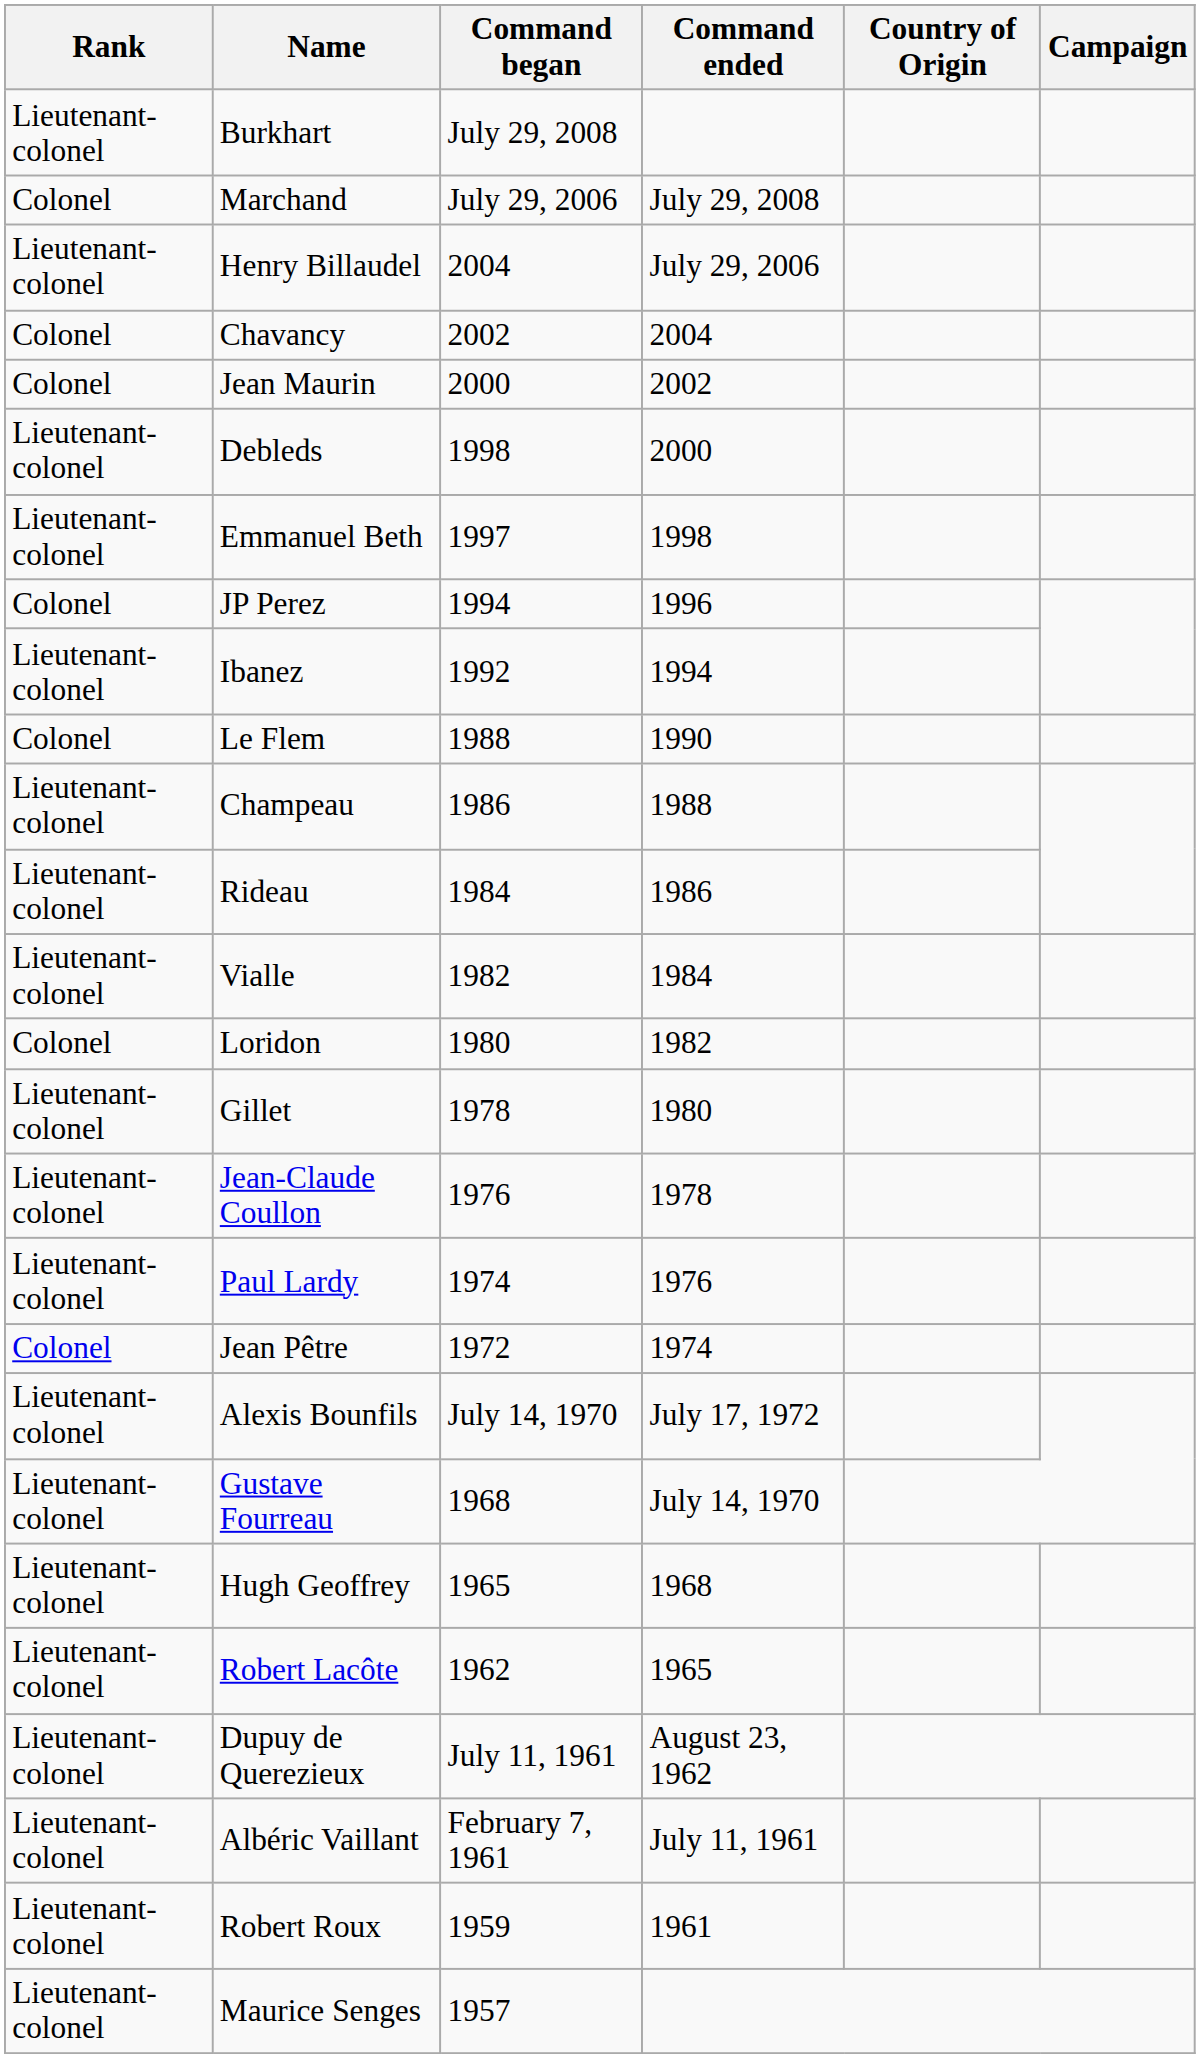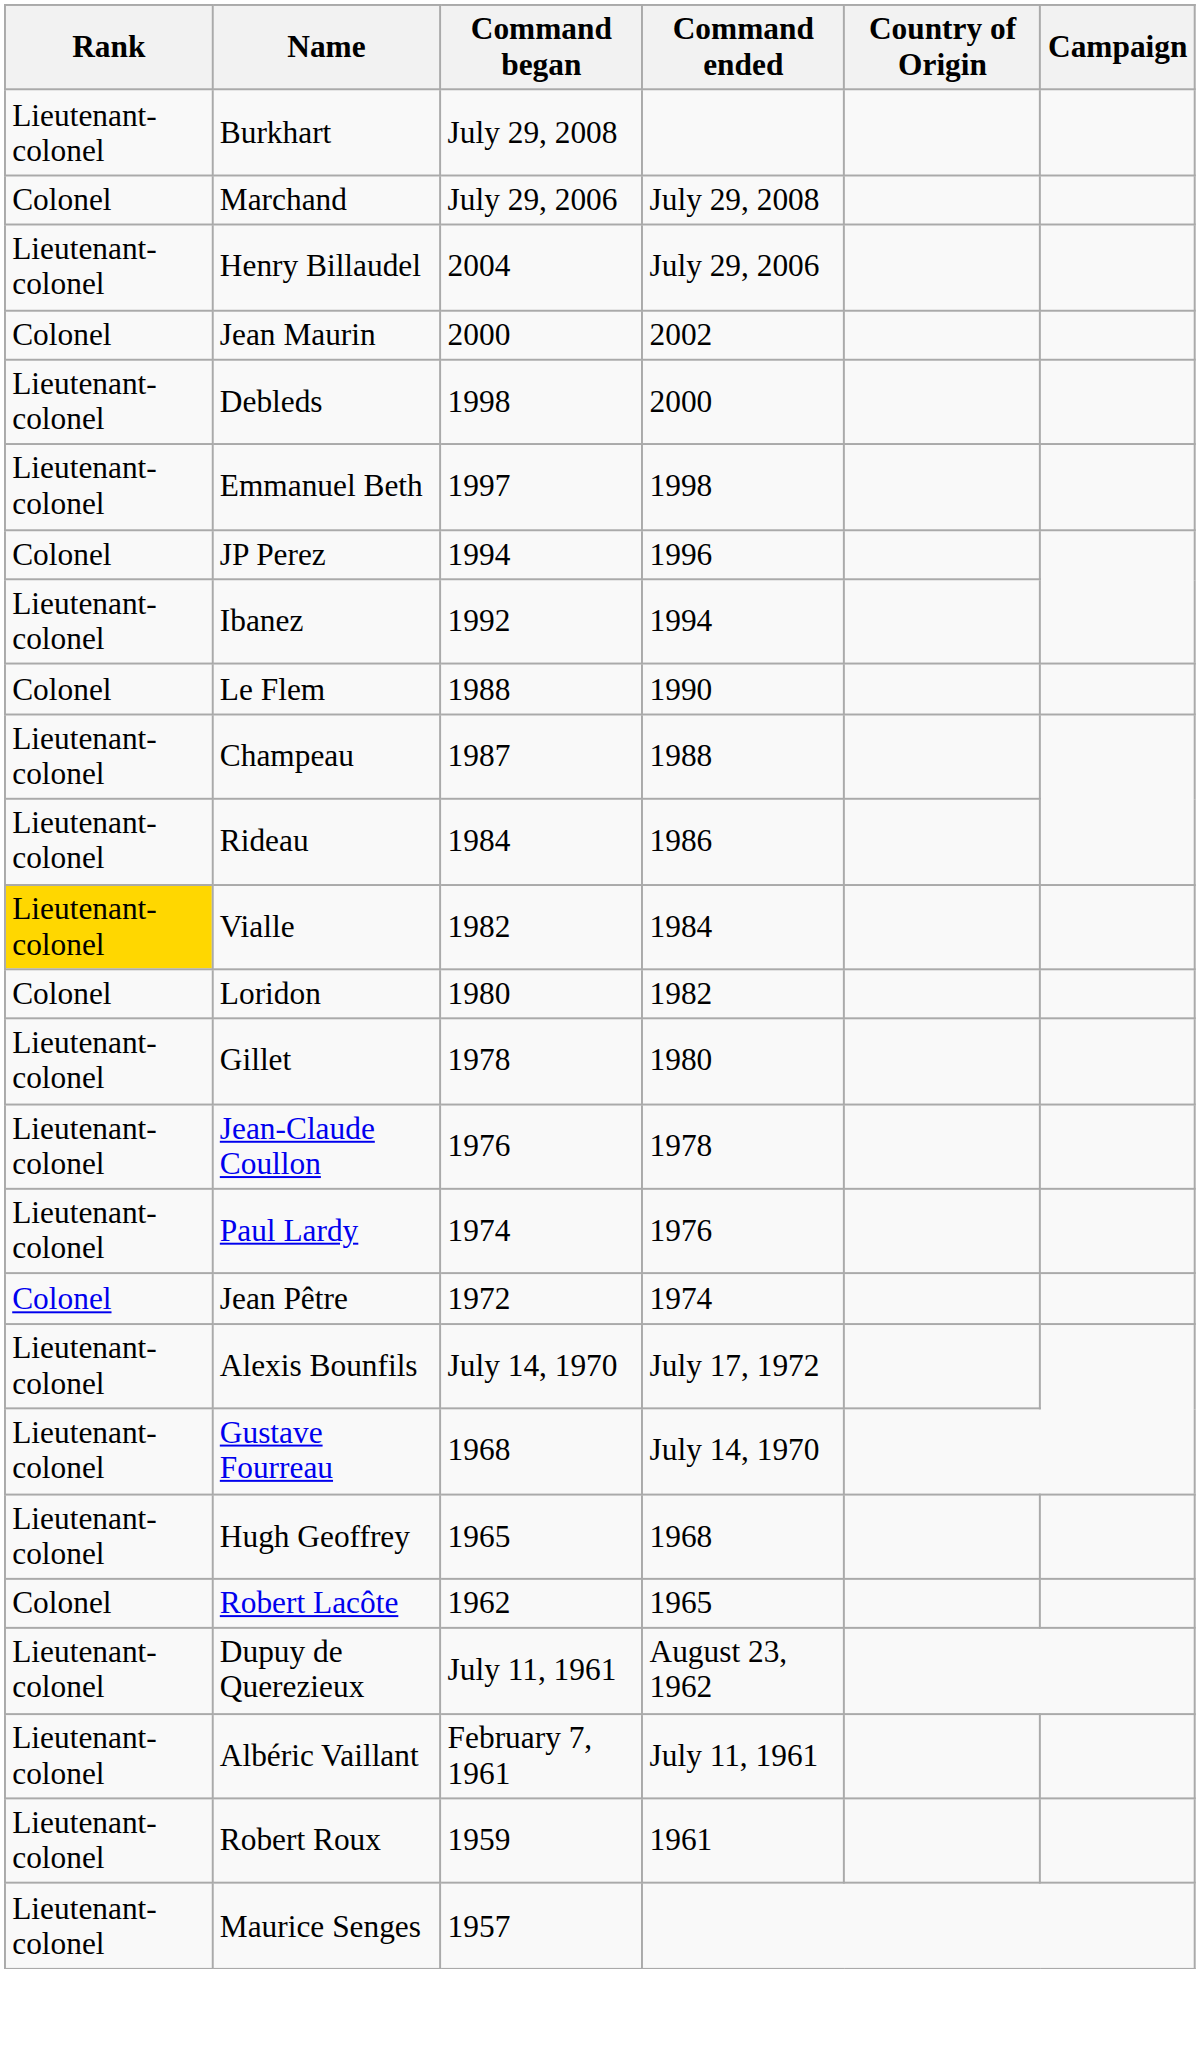- row: (283, 334)
(479, 805) 1986 -> (479, 756) 1987
(84, 975) no background -> (84, 926) gold background
(84, 1670) Lieutenant-colonel -> (62, 1603) Colonel
